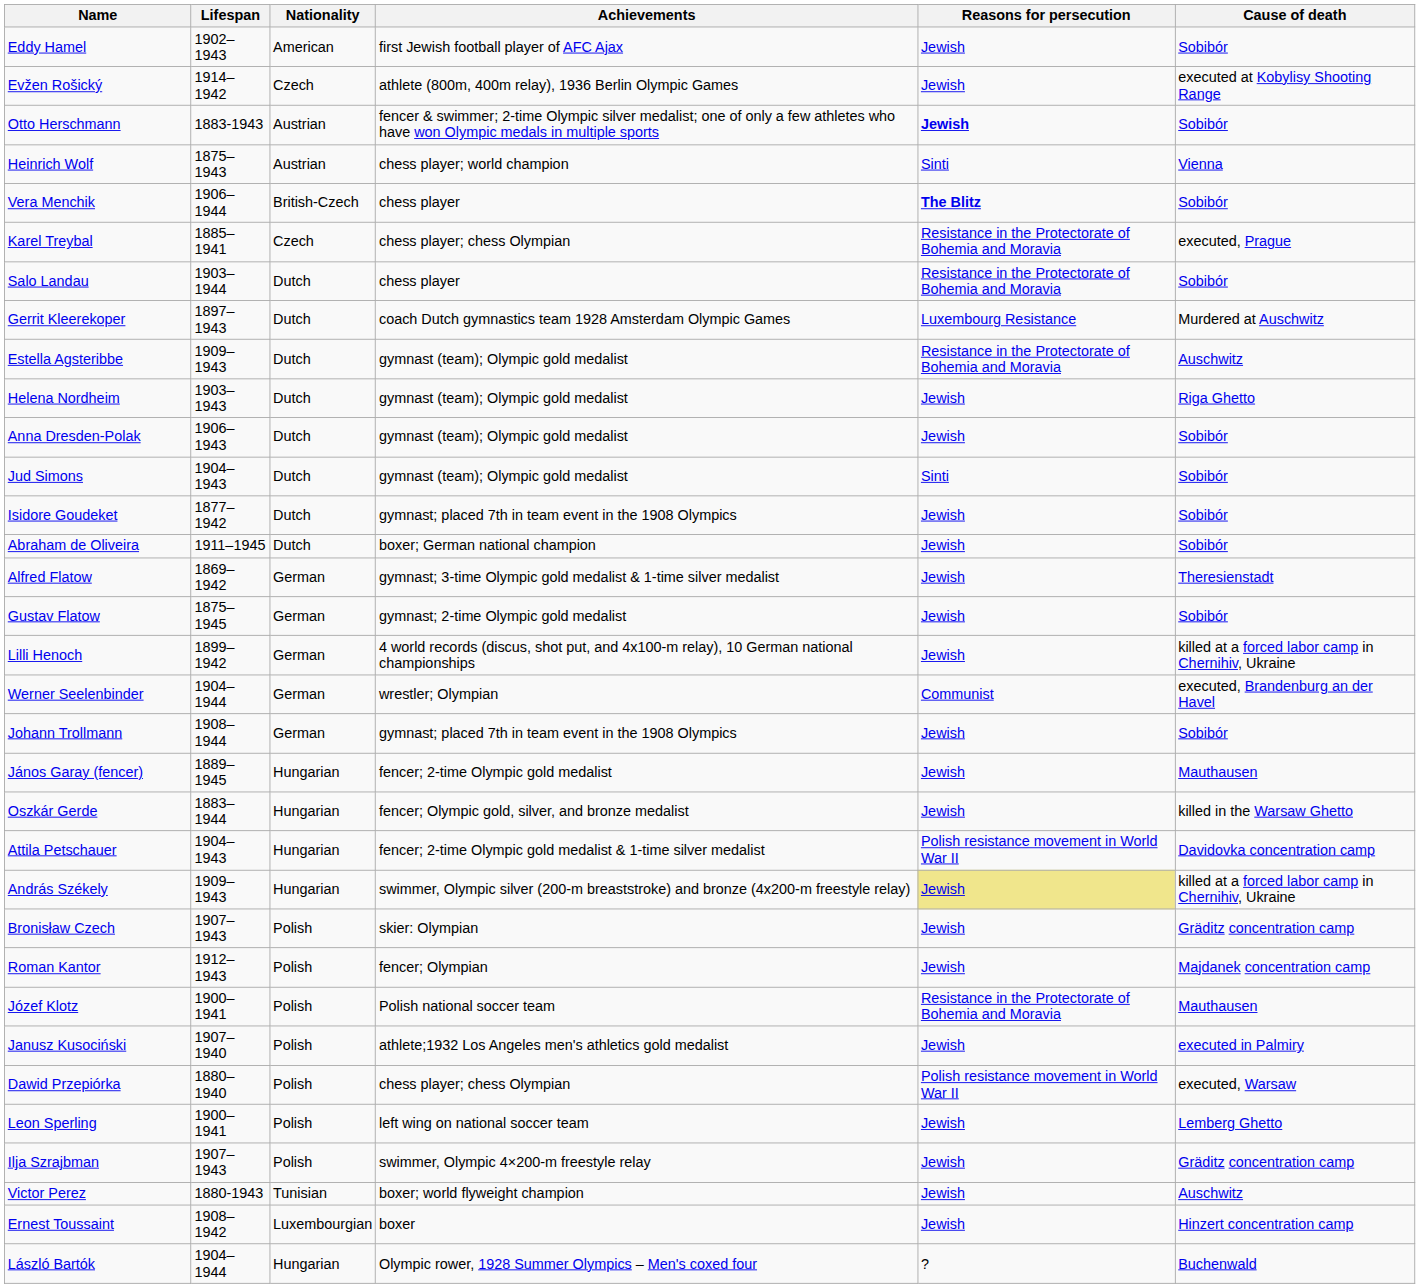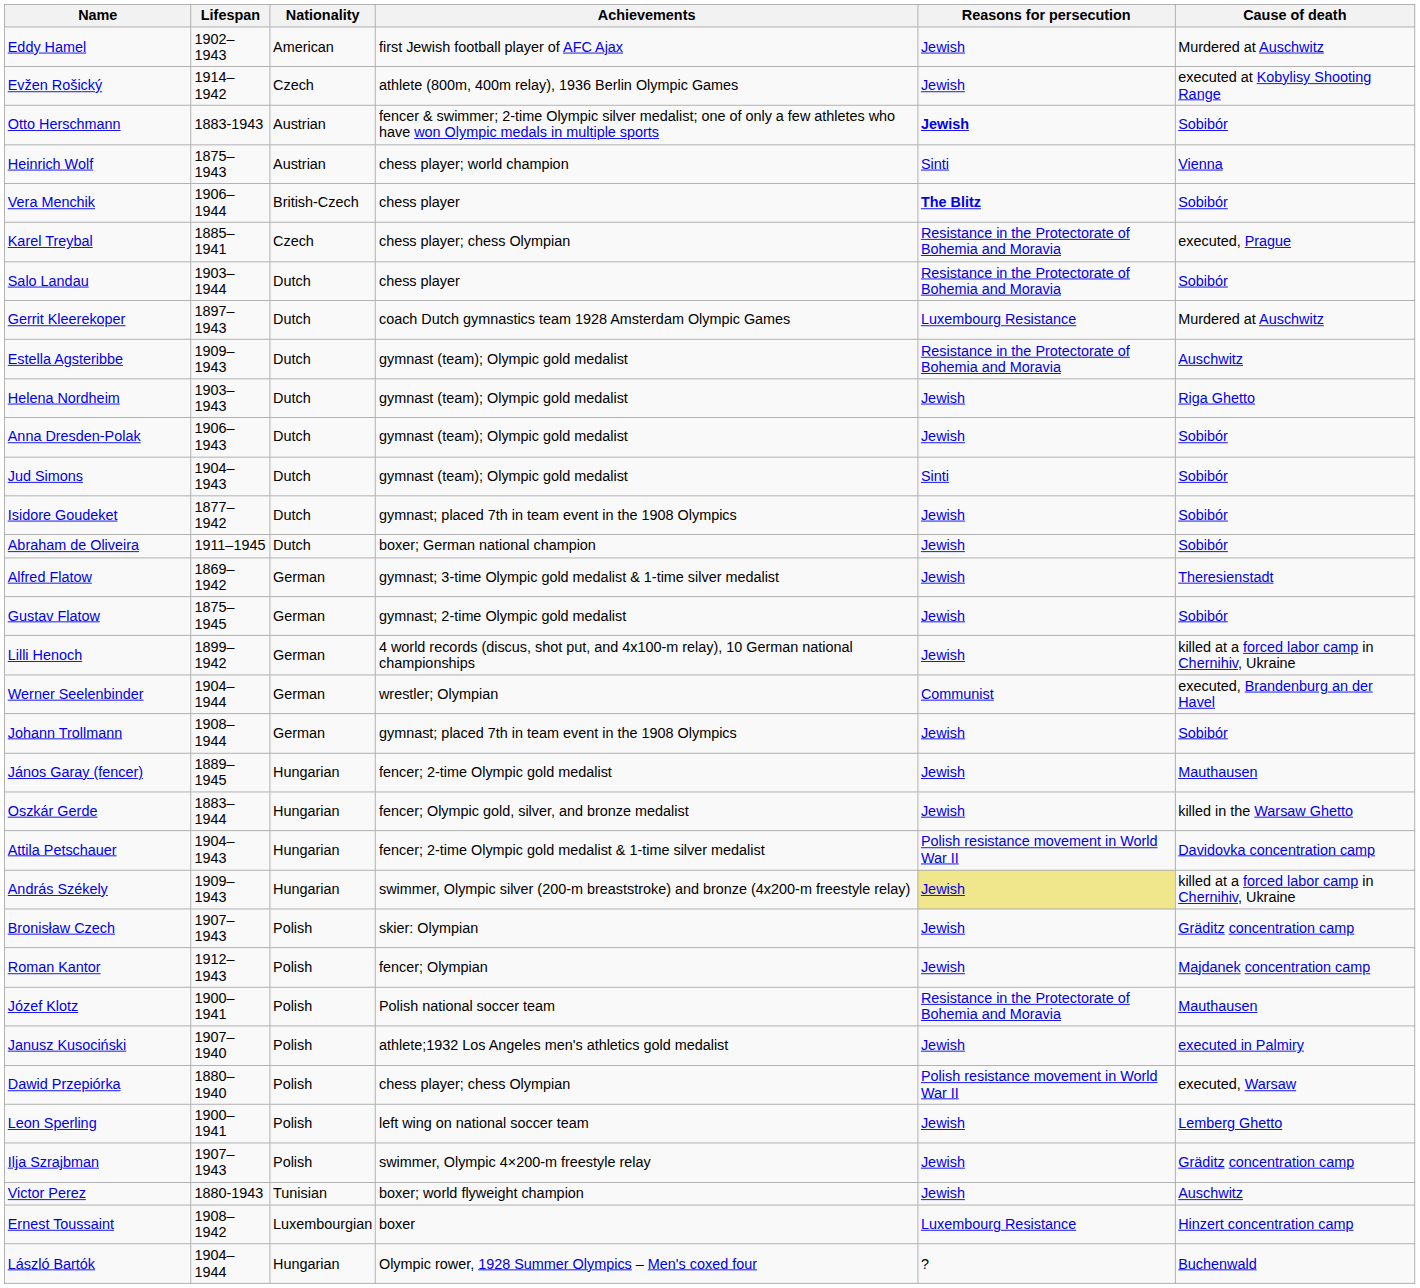(1203, 46) Sobibór -> (1251, 46) Murdered at Auschwitz
(943, 1224) Jewish -> (999, 1224) Luxembourg Resistance
